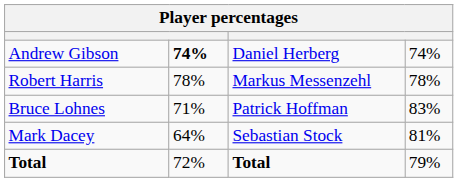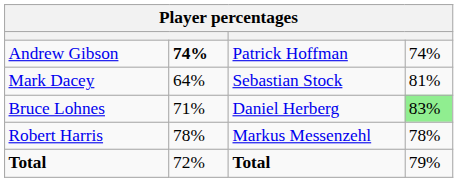(286, 53) Daniel Herberg -> (290, 53) Patrick Hoffman
rows swapped: (56, 80) <-> (51, 135)
(290, 108) Patrick Hoffman -> (286, 108) Daniel Herberg
(425, 108) no background -> (425, 108) lightgreen background
